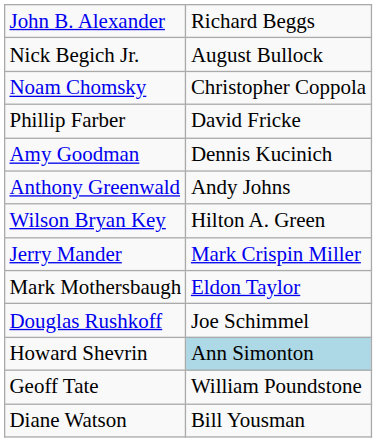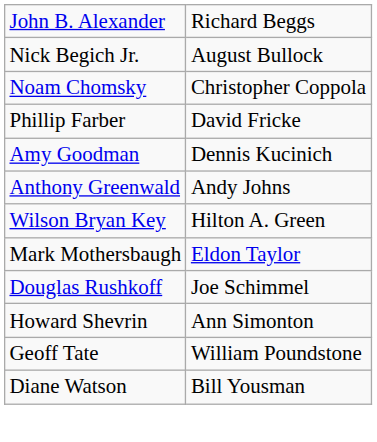- row: (66, 253)
(252, 353) lightblue background -> (252, 320) no background
